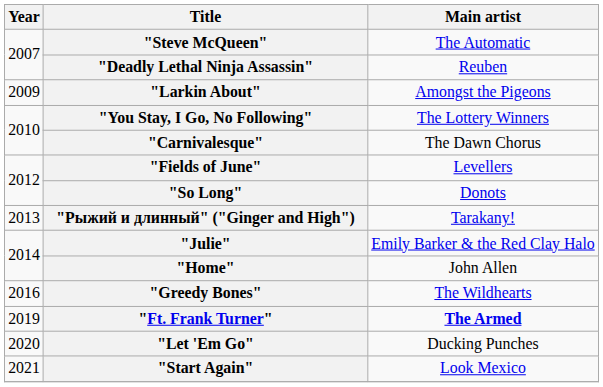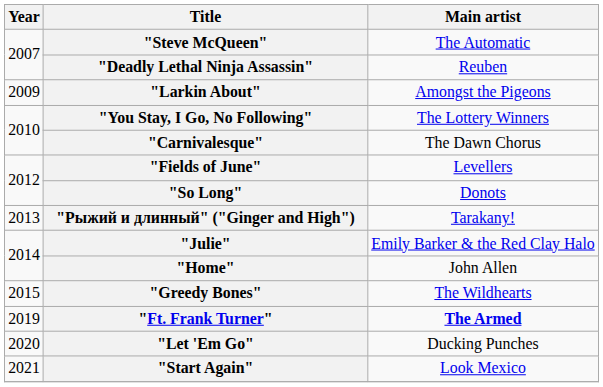(24, 293) 2016 -> (24, 293) 2015
